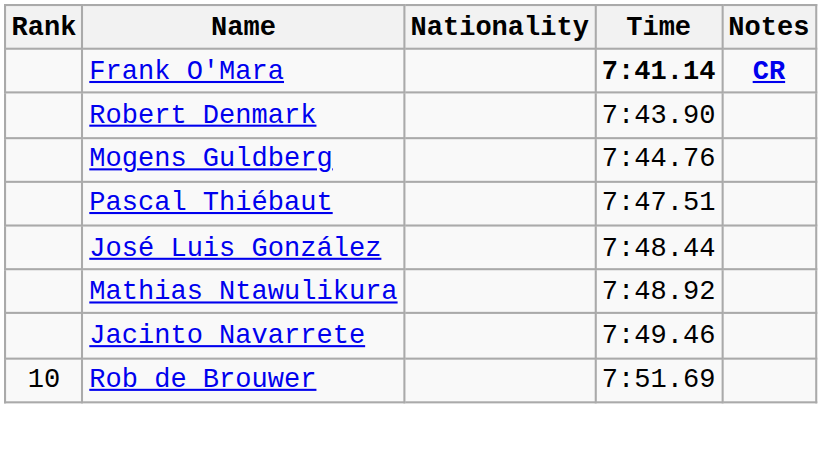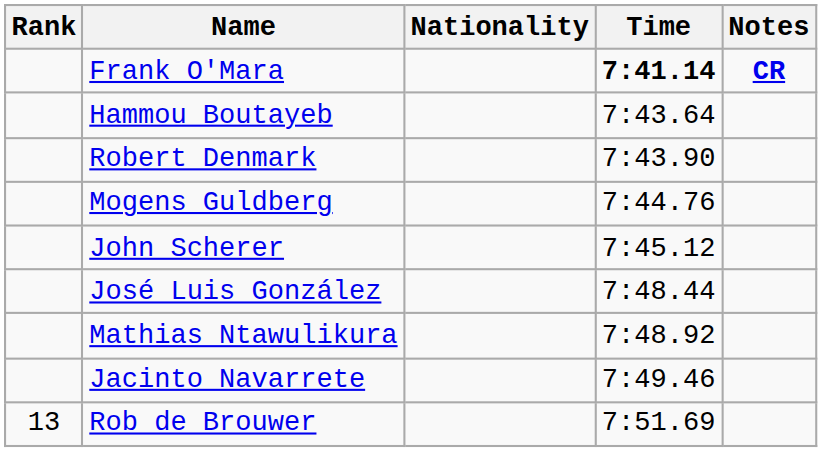+ row: (211, 115)
+ row: (187, 247)
- row: (211, 203)
(44, 380) 10 -> (44, 424) 13
